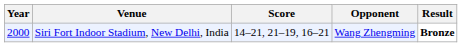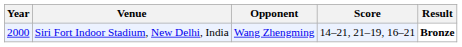columns swapped: (375, 14) <-> (282, 14)
